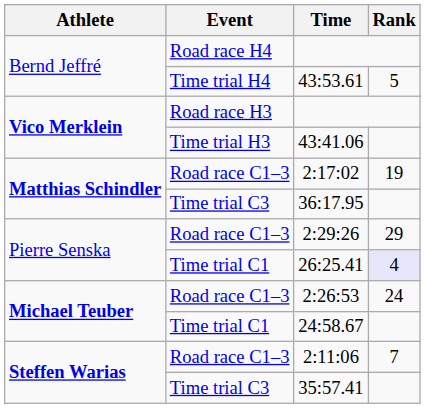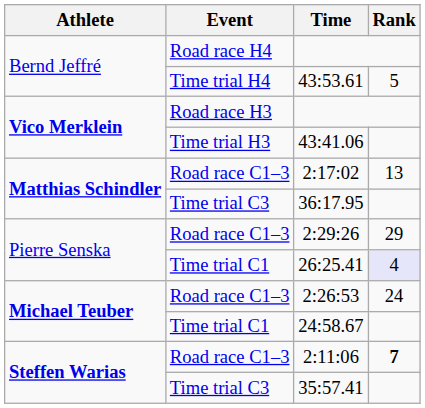(394, 173) 19 -> (394, 173) 13
(394, 357) normal -> (394, 357) bold
